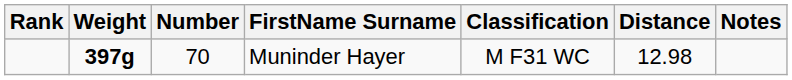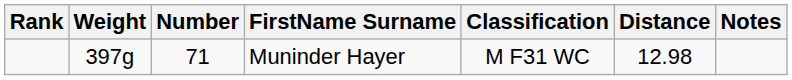(110, 56) bold -> (110, 56) normal
(198, 56) 70 -> (198, 56) 71
